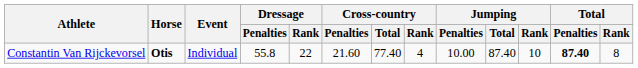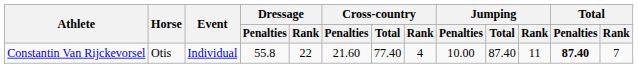(162, 53) bold -> (161, 53) normal
(535, 53) 10 -> (535, 53) 11
(616, 53) 8 -> (616, 53) 7
